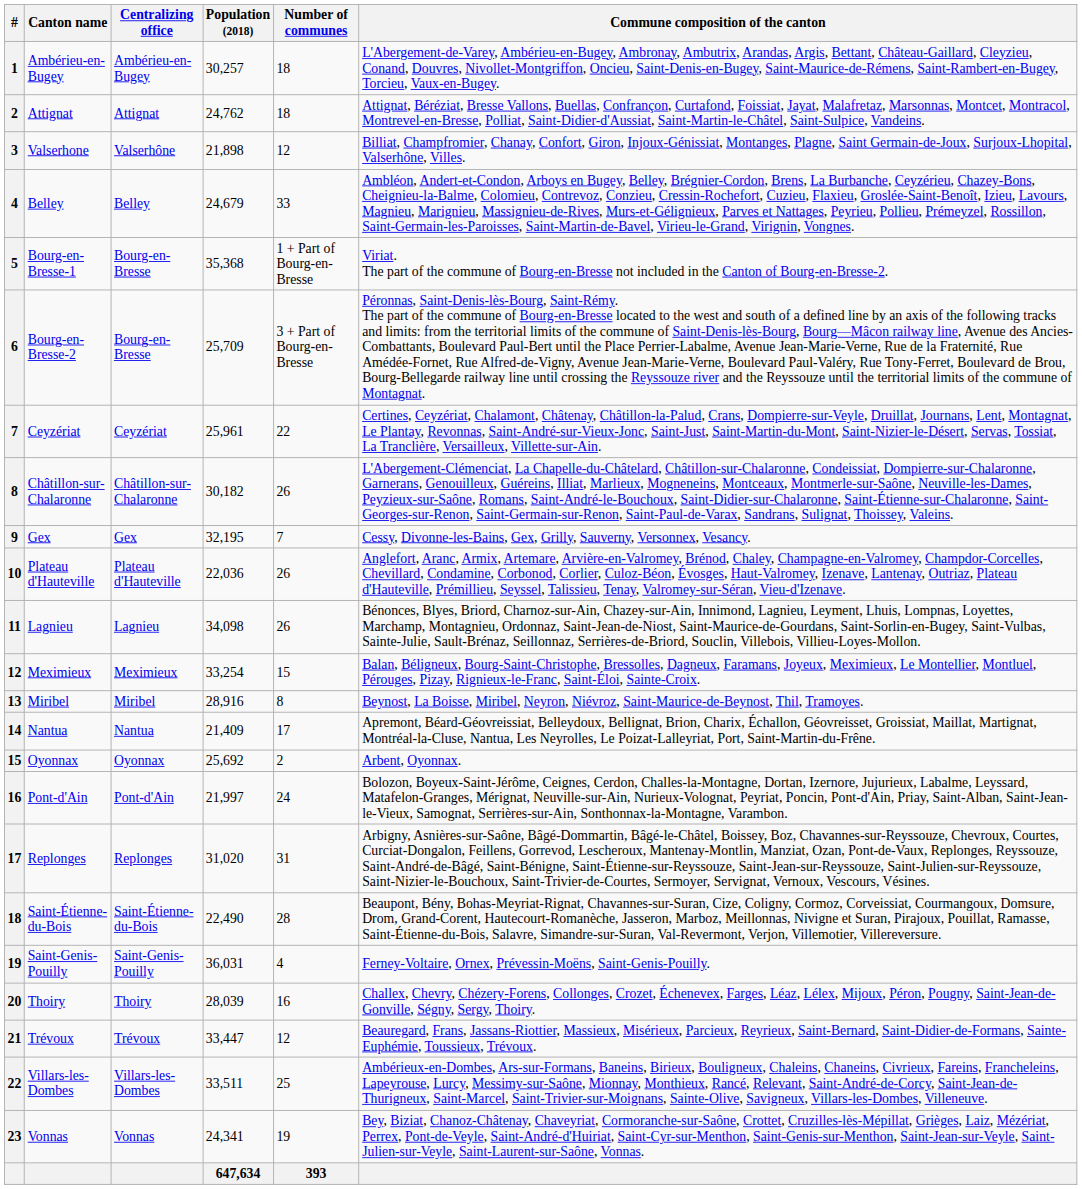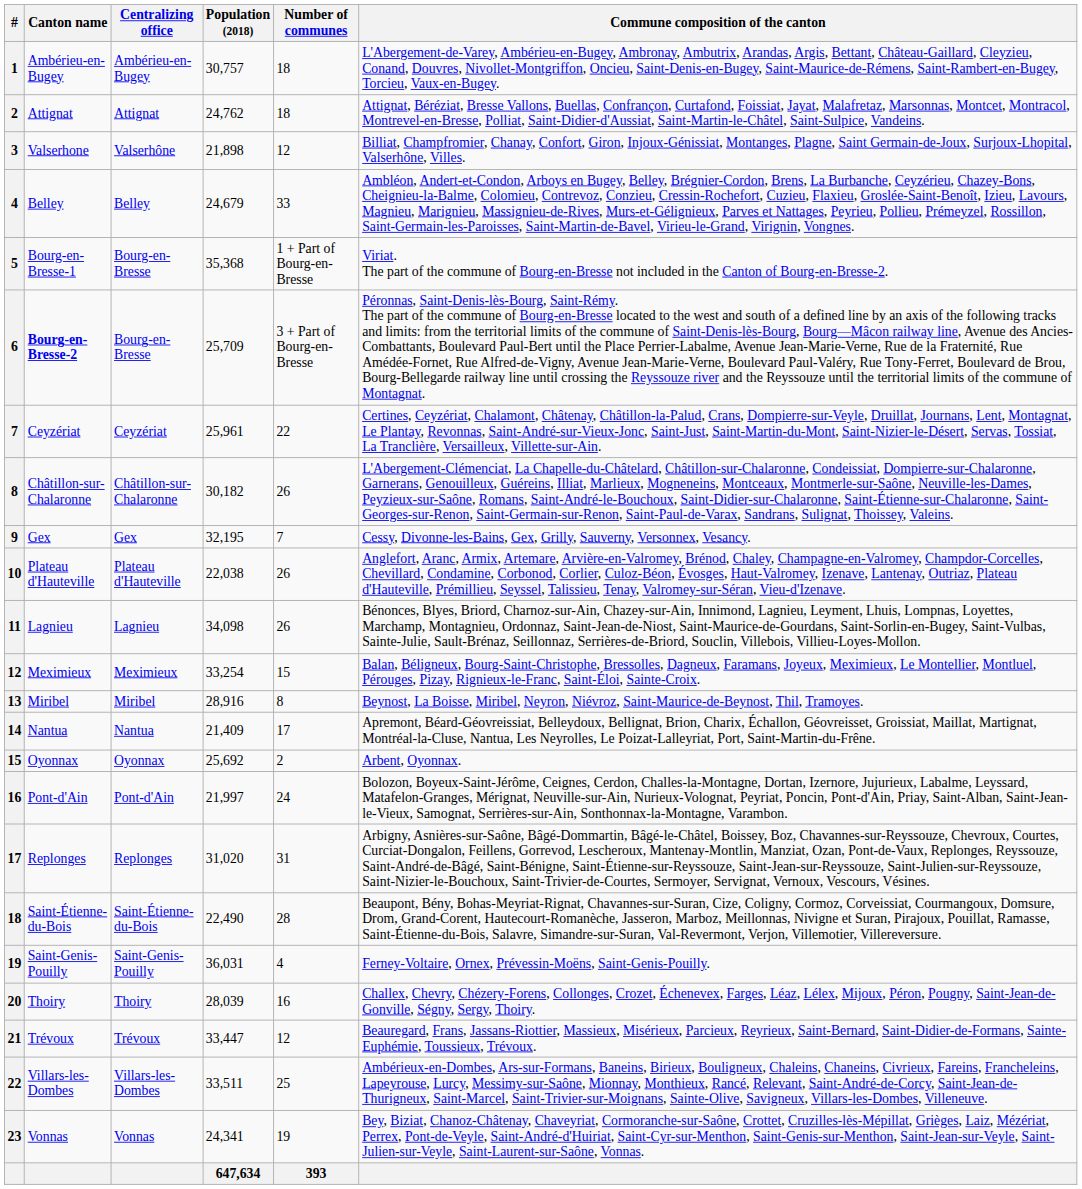(225, 68) 30,257 -> (225, 68) 30,757
(56, 347) normal -> (58, 347) bold
(225, 574) 22,036 -> (225, 574) 22,038
